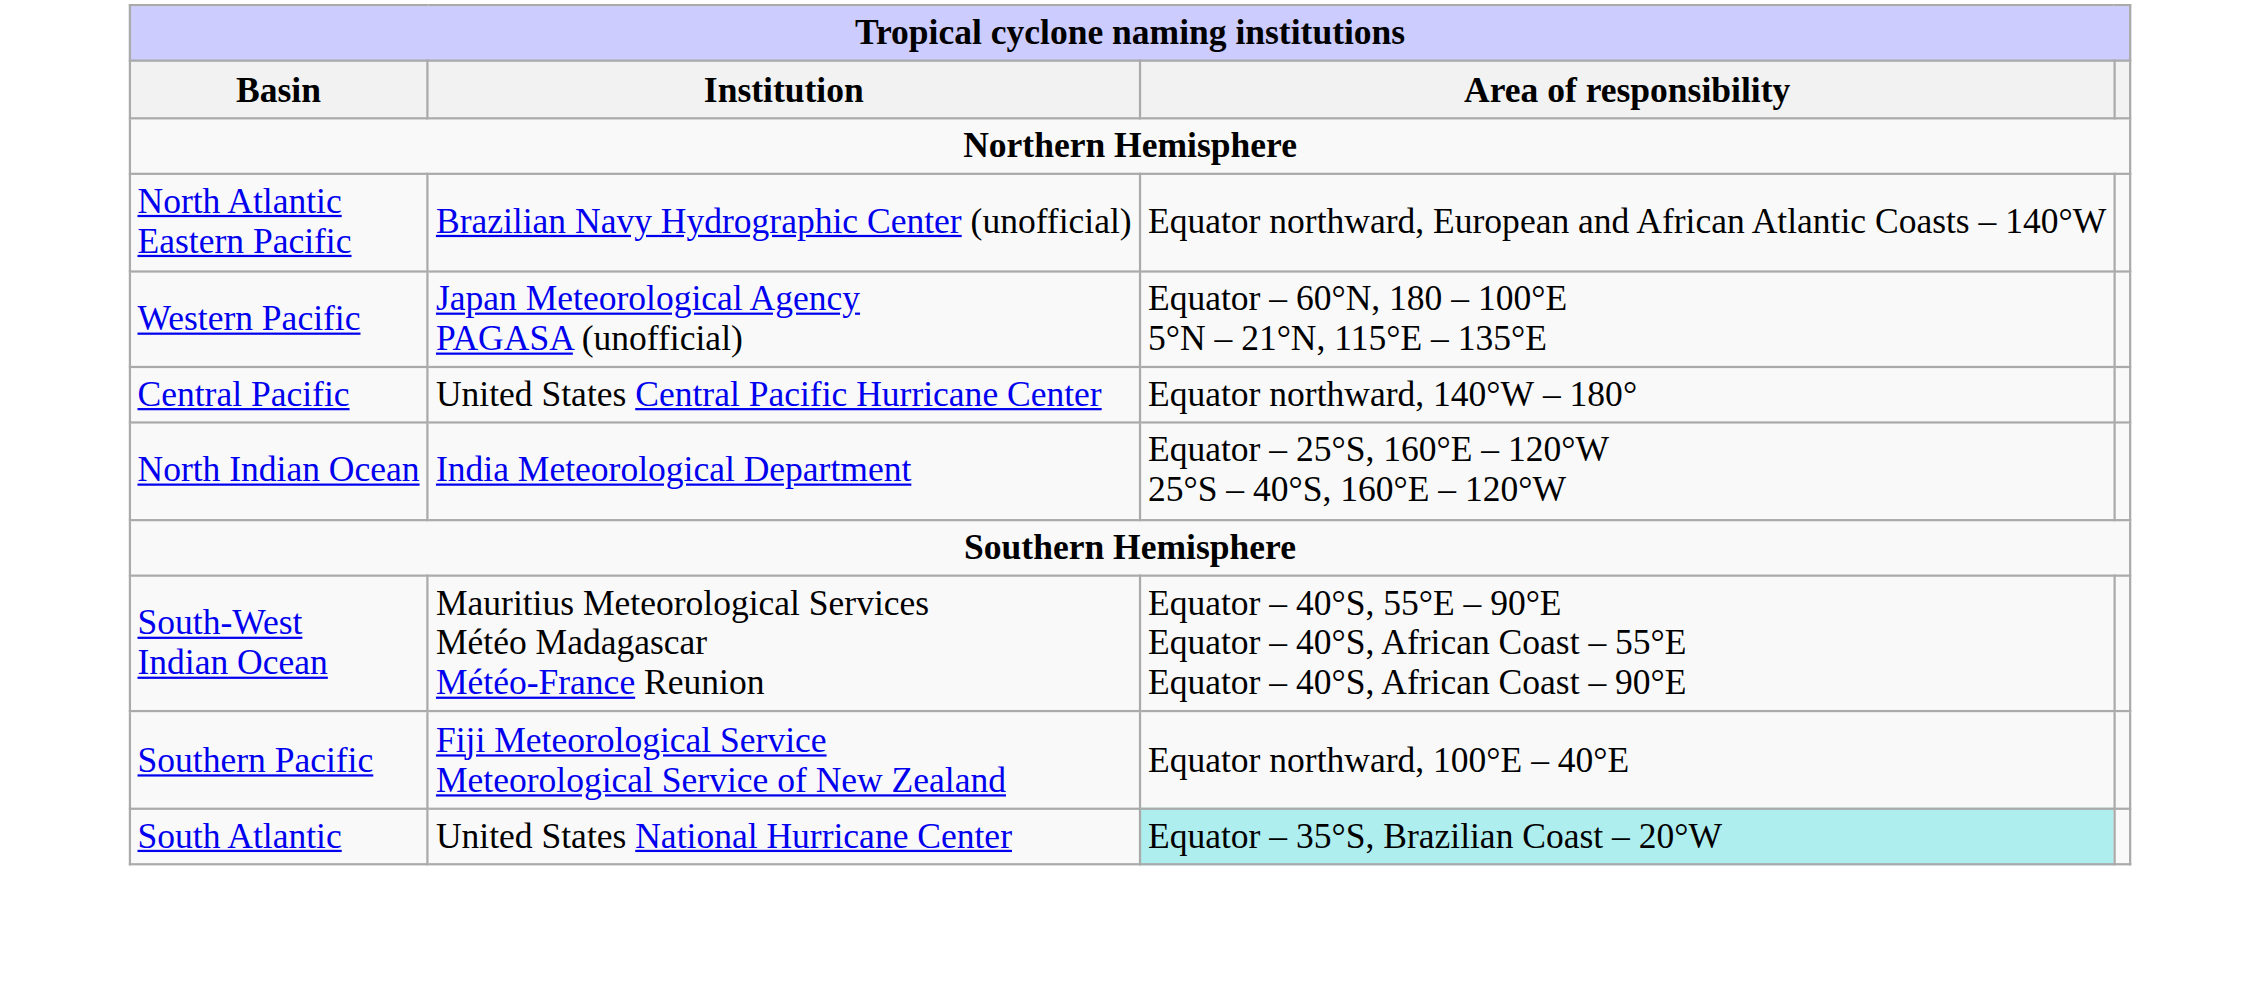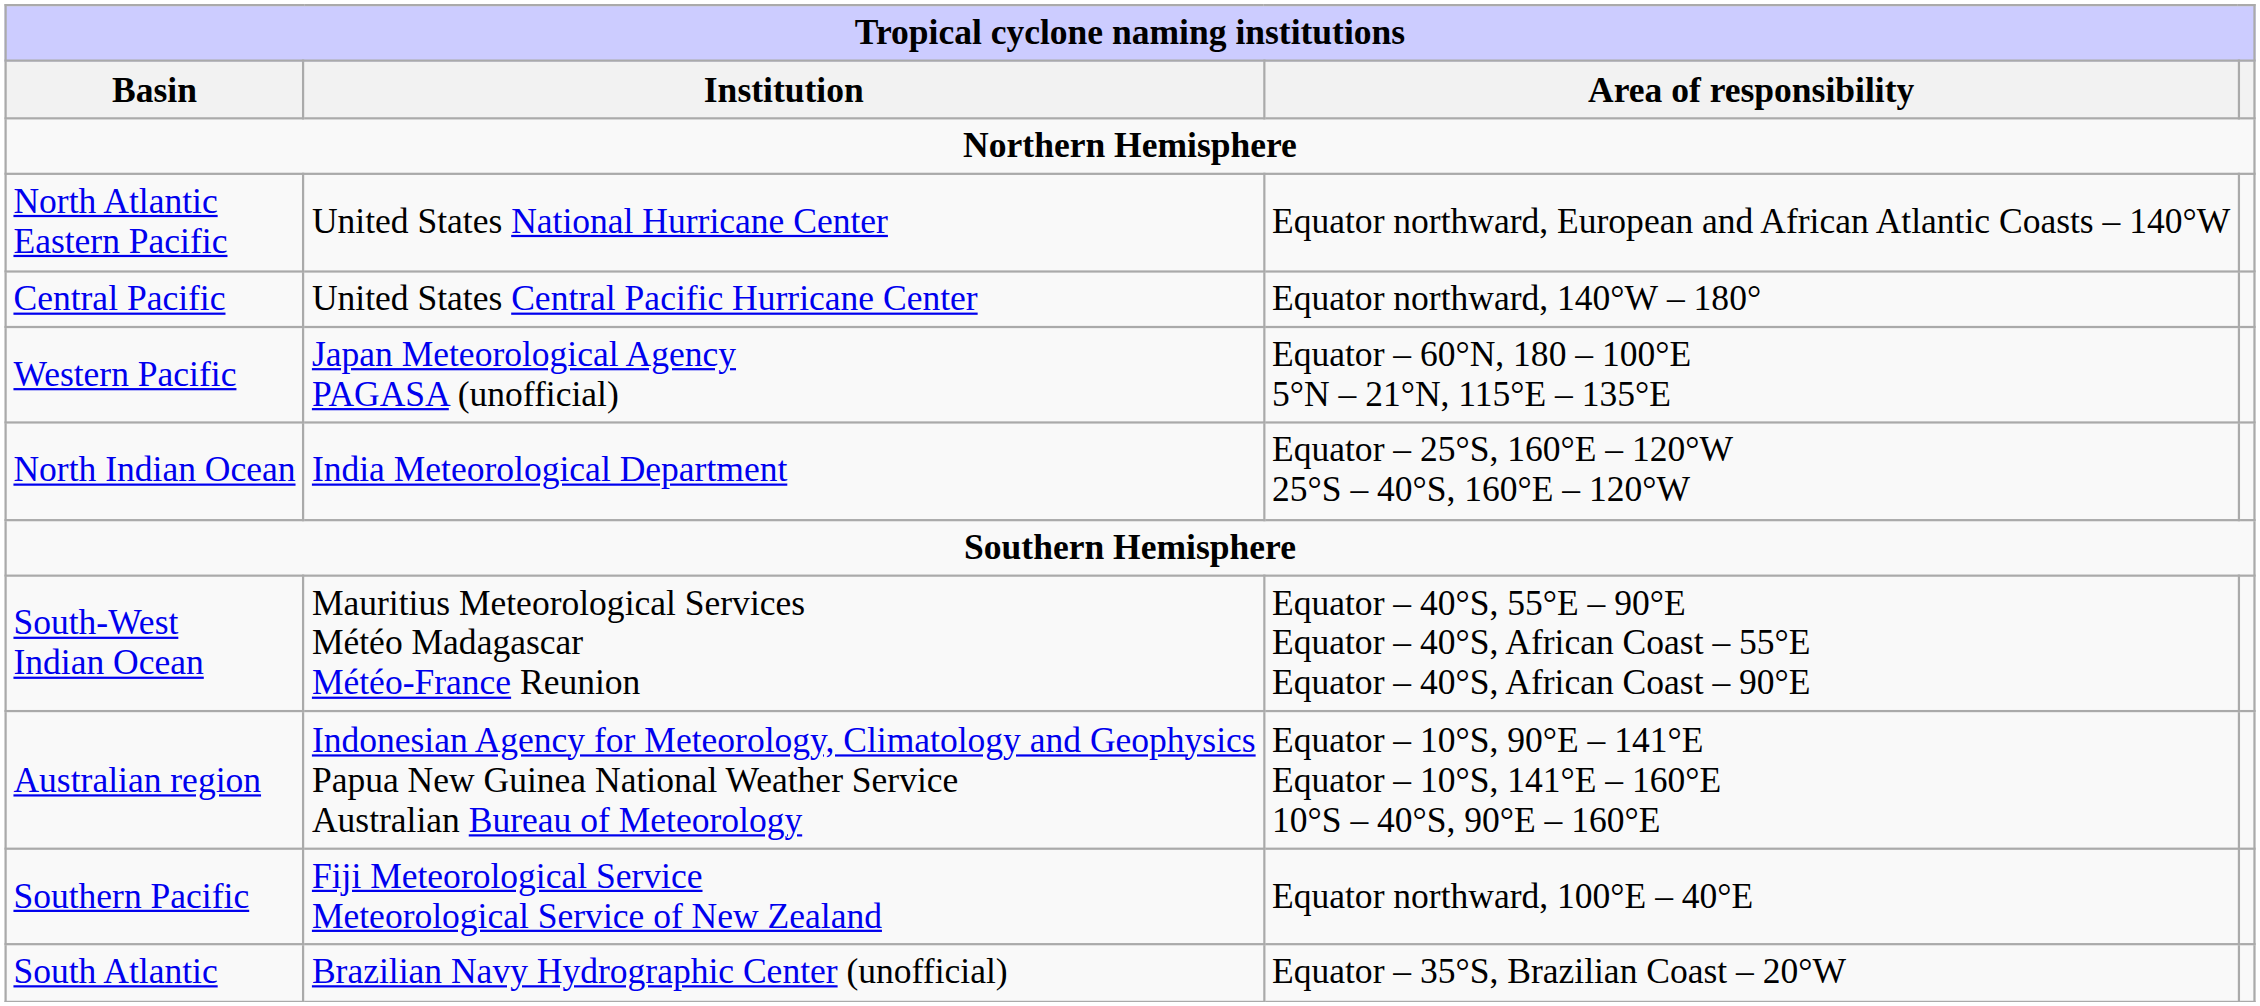(784, 221) Brazilian Navy Hydrographic Center (unofficial) -> (600, 221) United States National Hurricane Center
rows swapped: (244, 394) <-> (249, 317)
+ row: (137, 779)
(724, 835) United States National Hurricane Center -> (660, 972) Brazilian Navy Hydrographic Center (unofficial)
(1435, 835) paleturquoise background -> (1559, 972) no background
